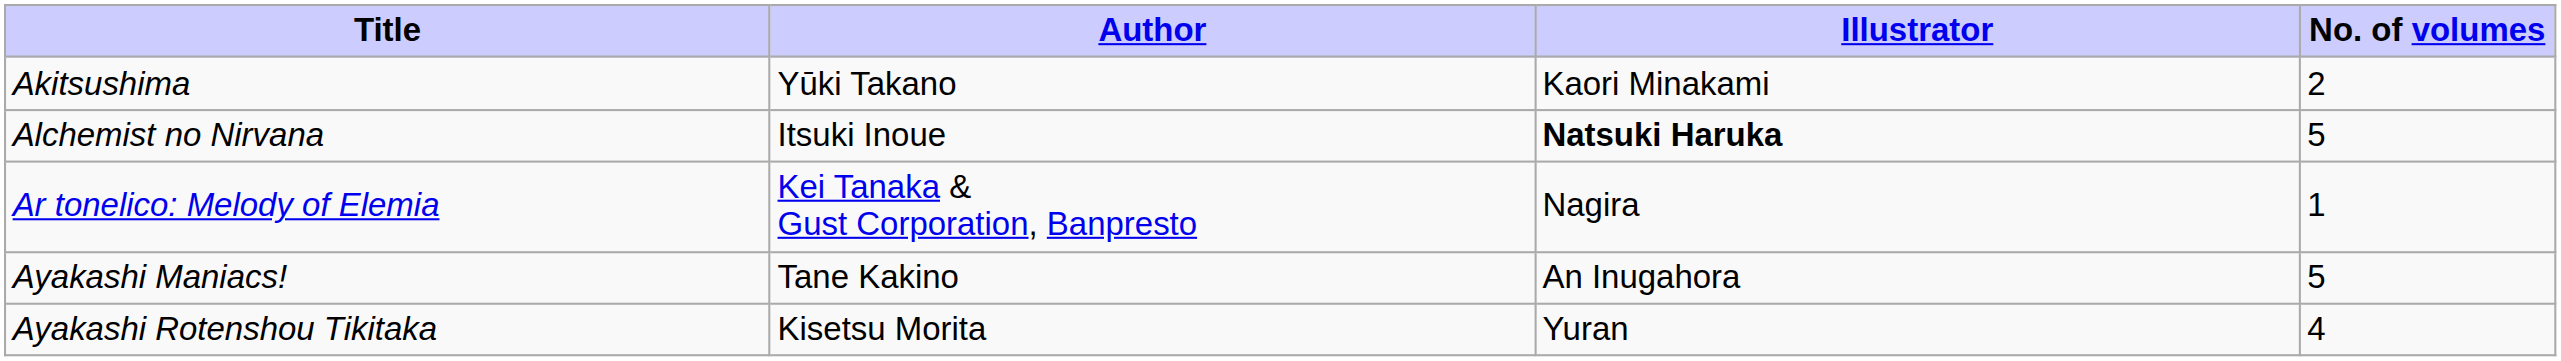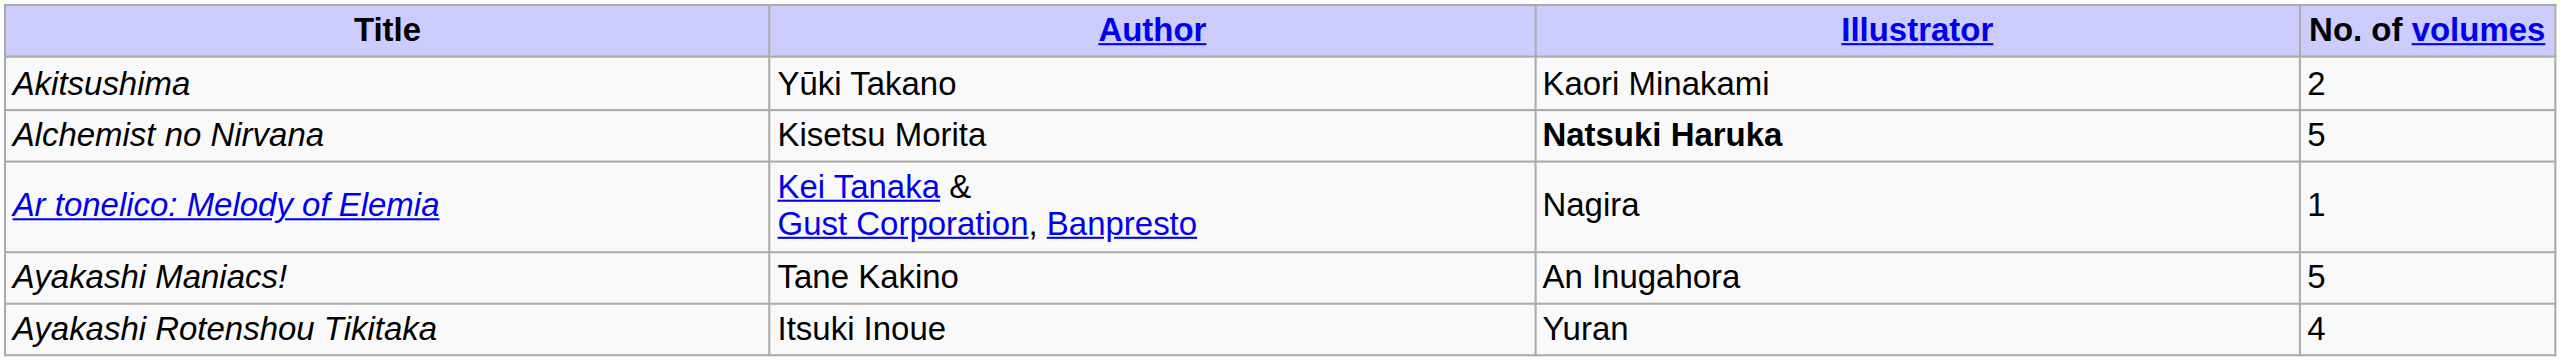(862, 135) Itsuki Inoue -> (882, 135) Kisetsu Morita
(882, 329) Kisetsu Morita -> (862, 329) Itsuki Inoue
